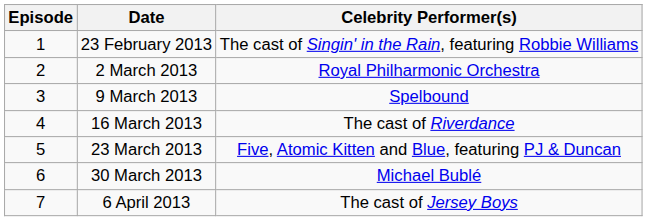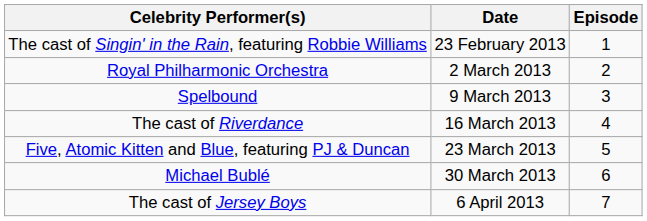columns swapped: (41, 17) <-> (429, 17)
